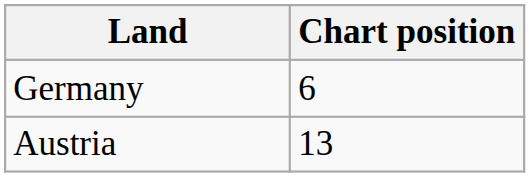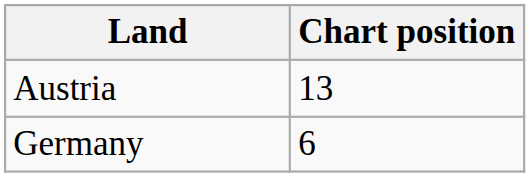rows swapped: (78, 87) <-> (65, 143)
